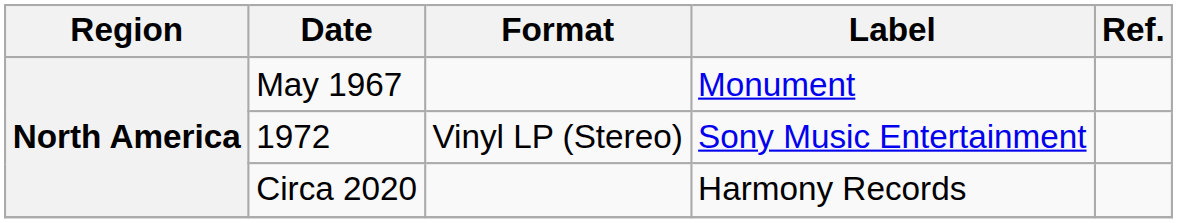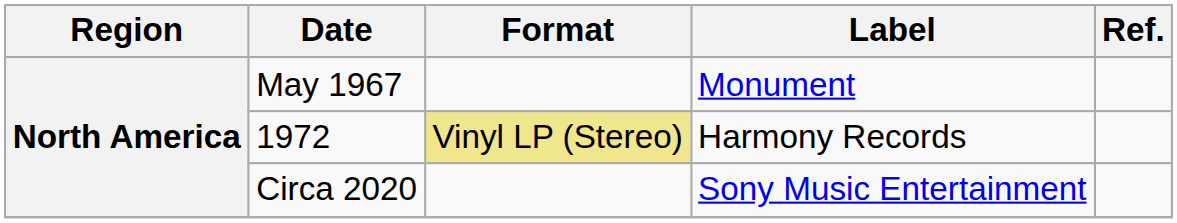(558, 136) no background -> (558, 136) khaki background
(892, 136) Sony Music Entertainment -> (832, 136) Harmony Records
(832, 189) Harmony Records -> (892, 189) Sony Music Entertainment
